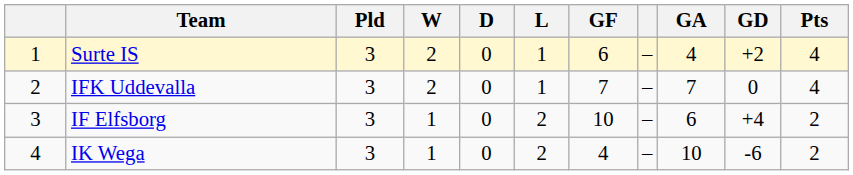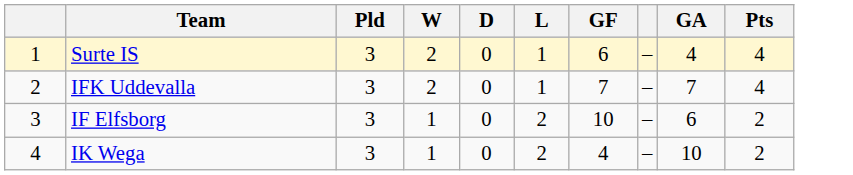- column: (753, 20)
